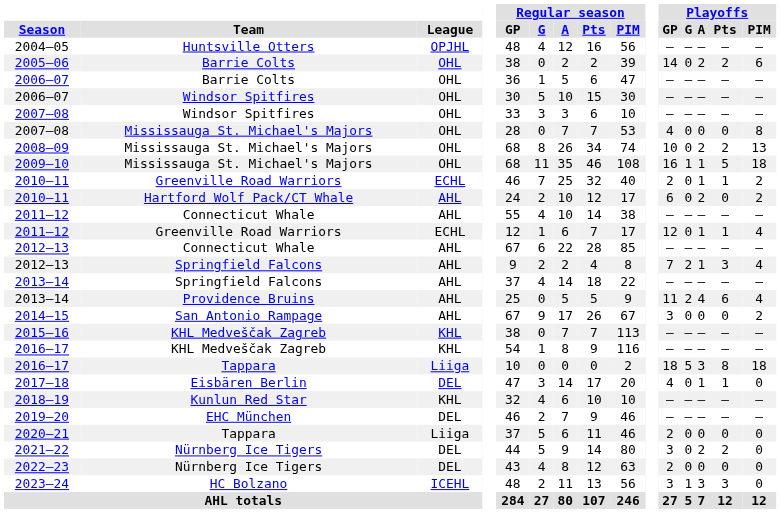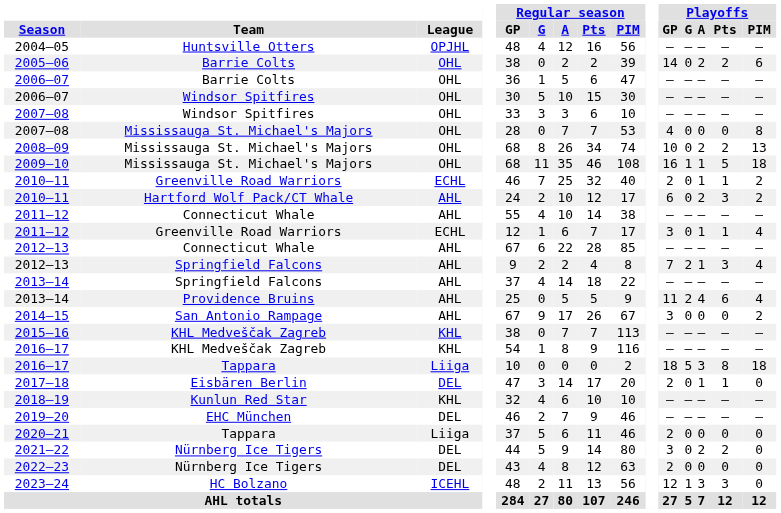(725, 198) 0 -> (725, 198) 3
(670, 231) 12 -> (670, 231) 3
(670, 383) 4 -> (670, 383) 2
(670, 484) 3 -> (670, 484) 12
